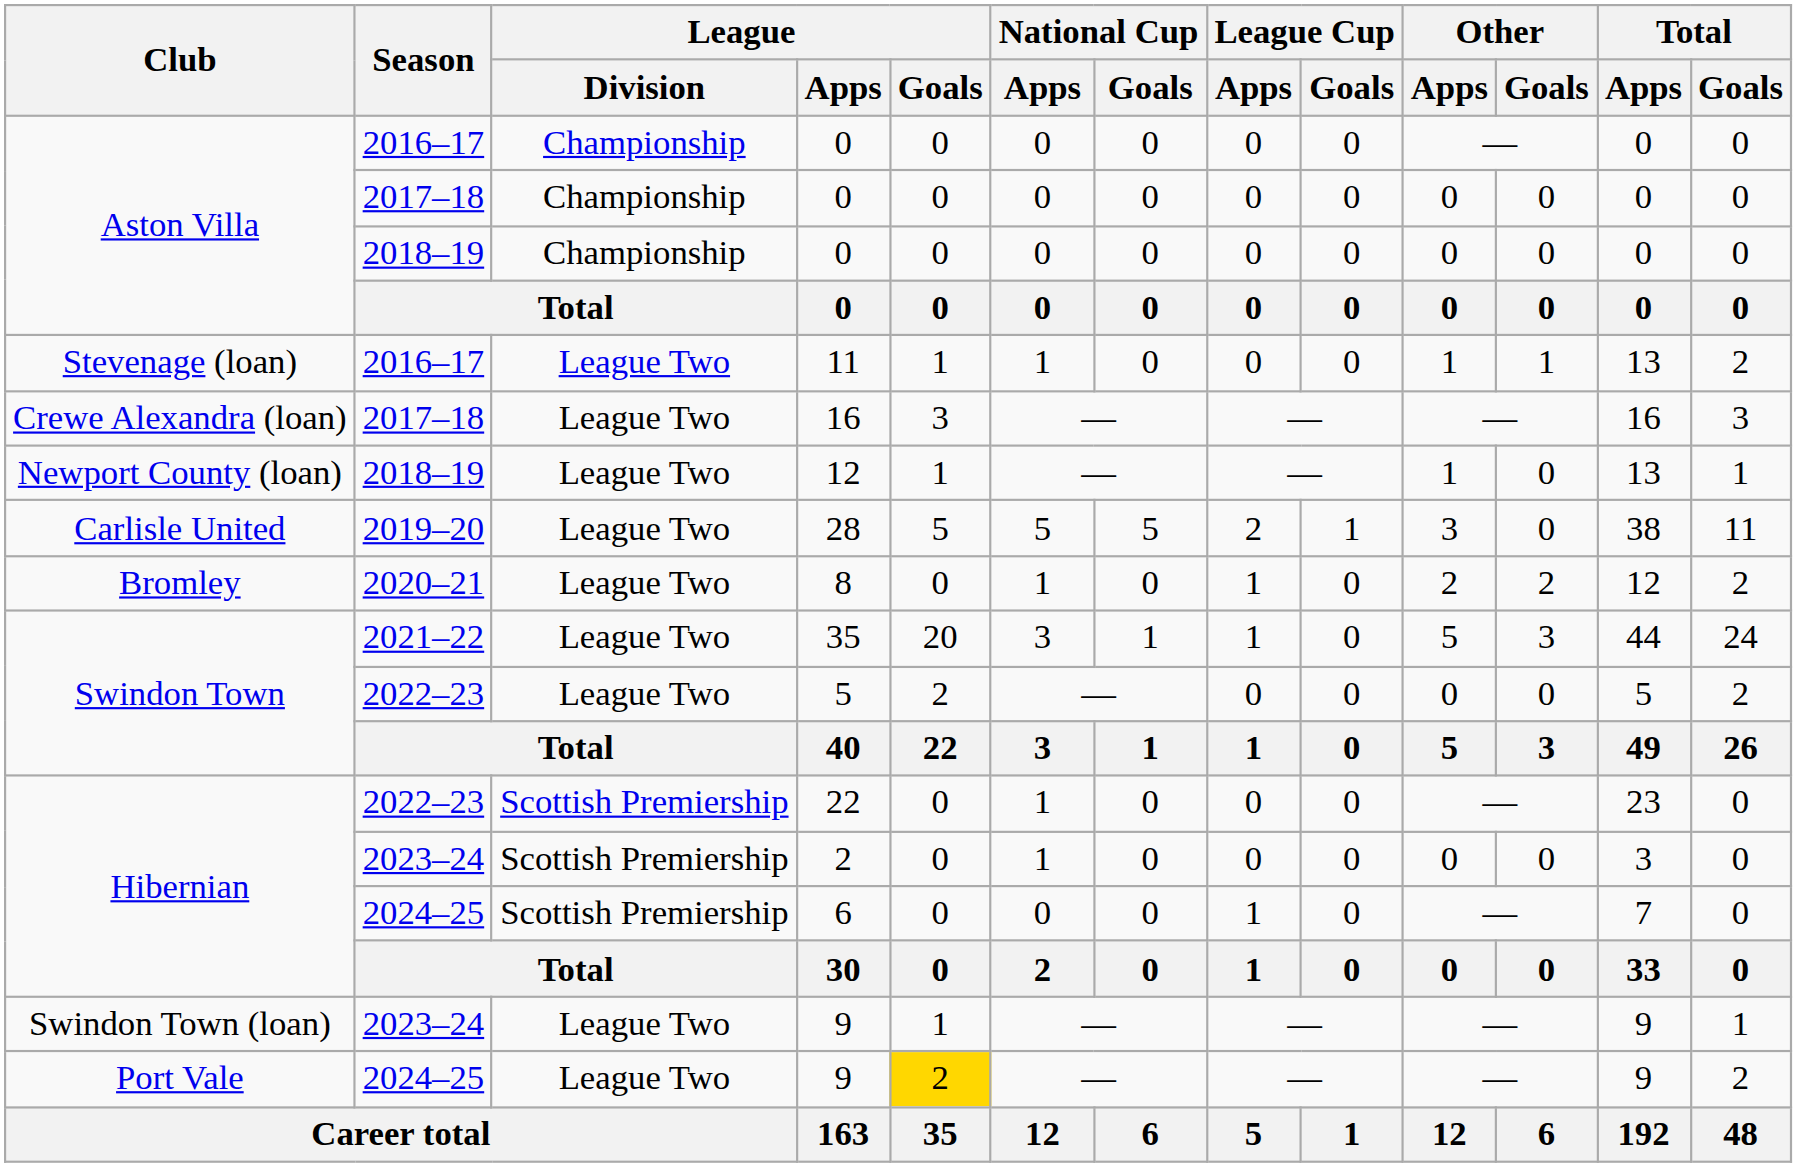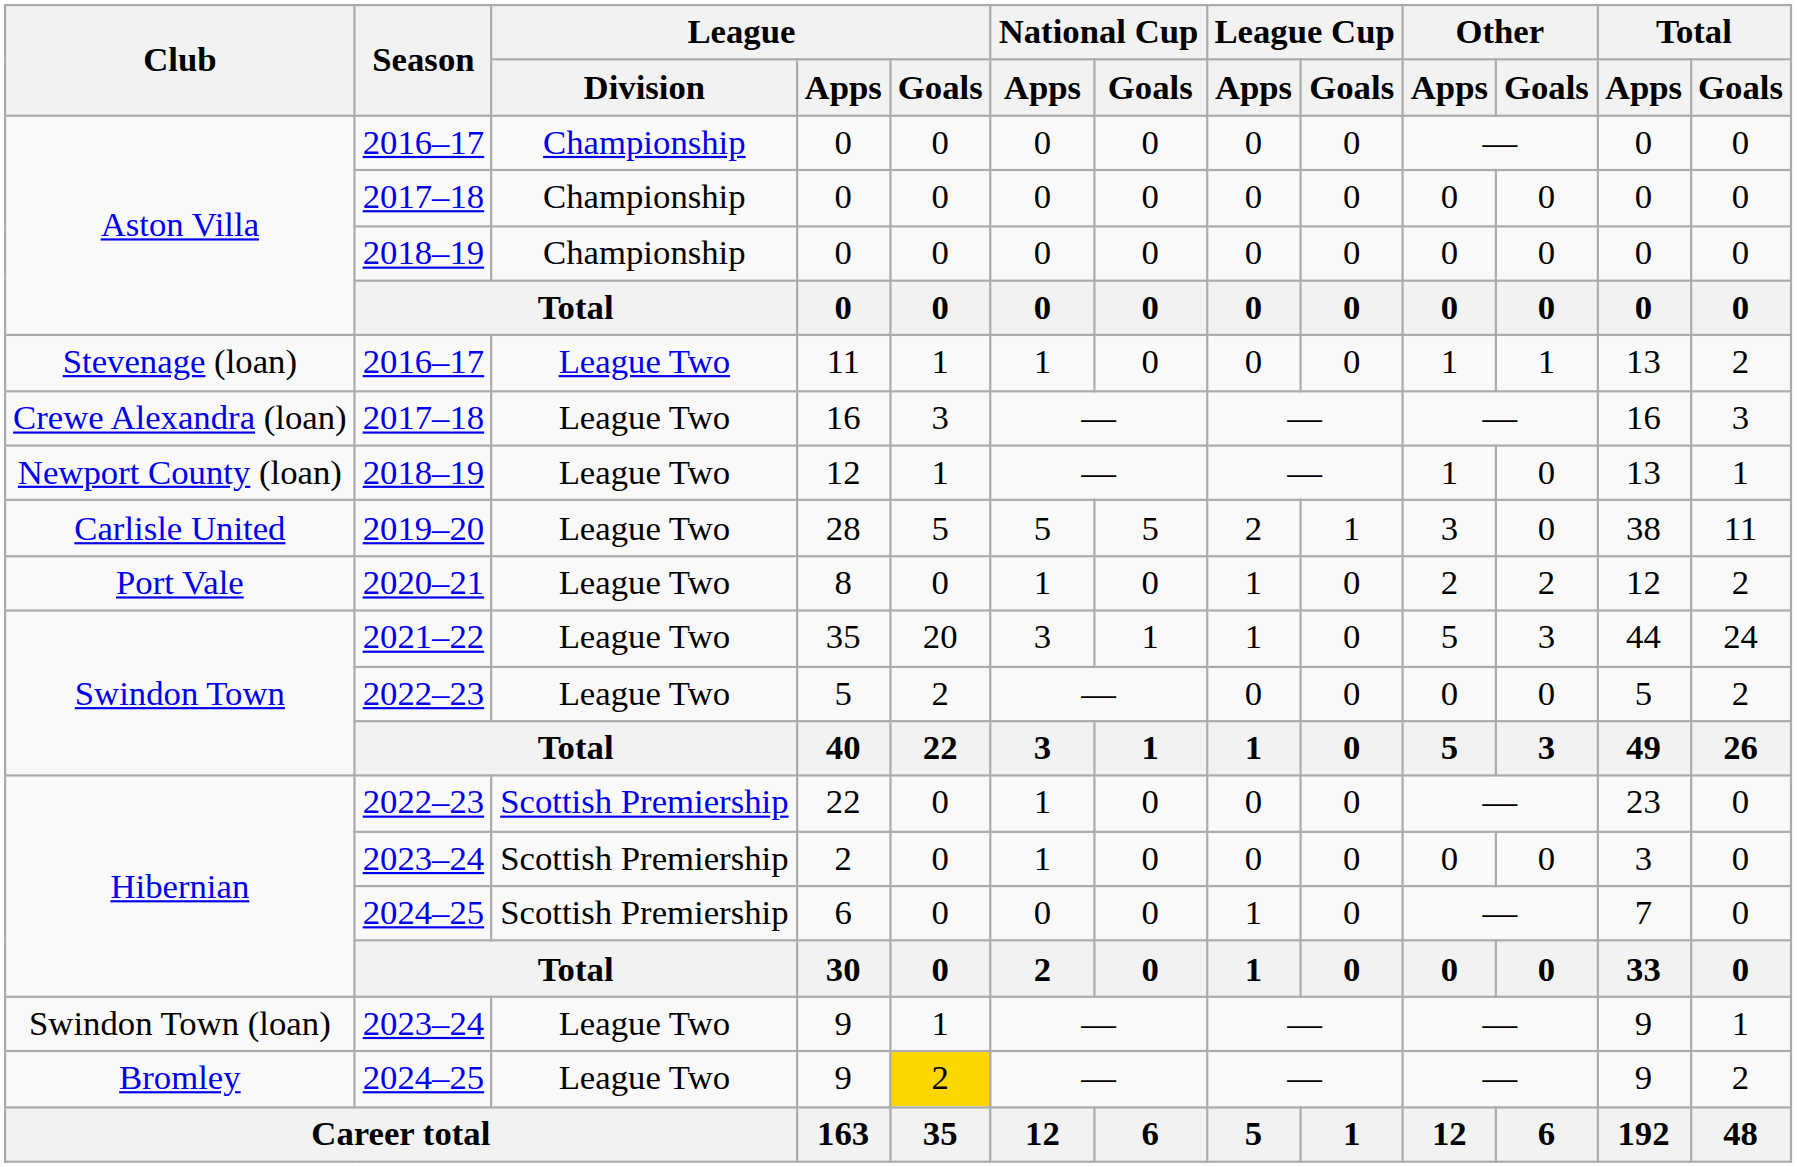(180, 582) Bromley -> (180, 582) Port Vale
(180, 1078) Port Vale -> (180, 1078) Bromley
